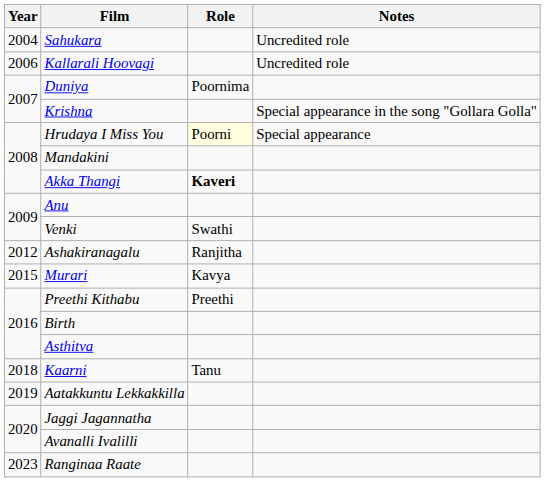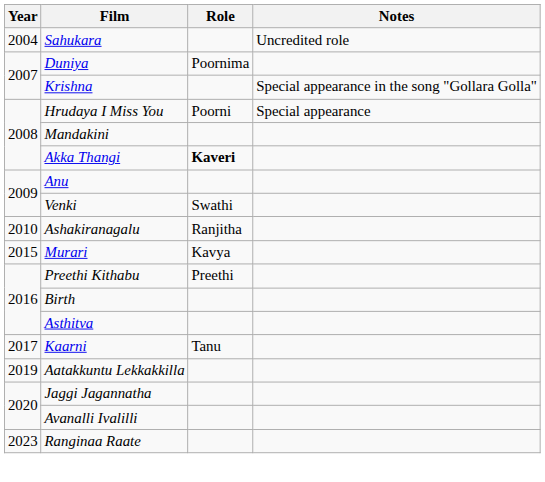- row: (99, 63)
(211, 134) lightyellow background -> (211, 110) no background
(23, 252) 2012 -> (23, 228) 2010
(23, 370) 2018 -> (23, 346) 2017
